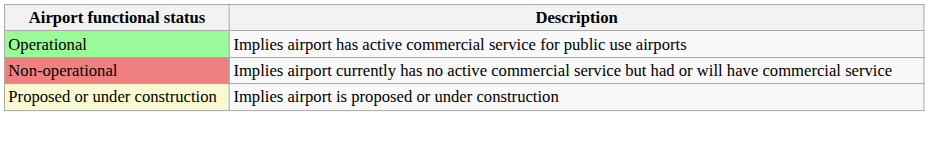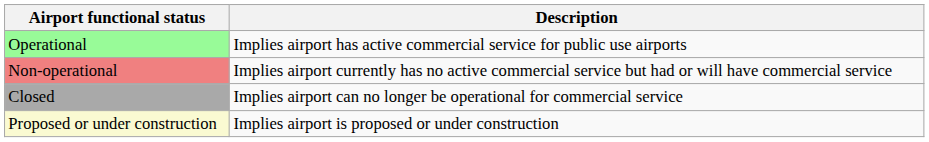+ row: (31, 96)
